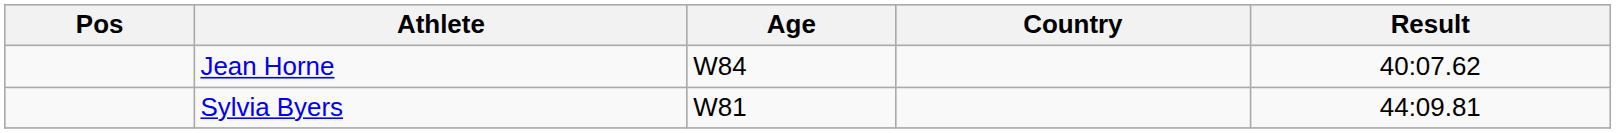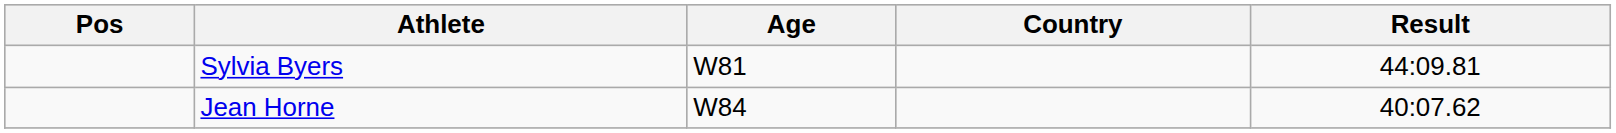rows swapped: (267, 66) <-> (272, 107)
